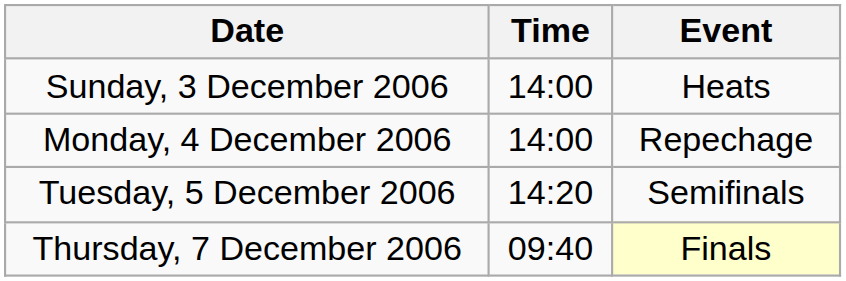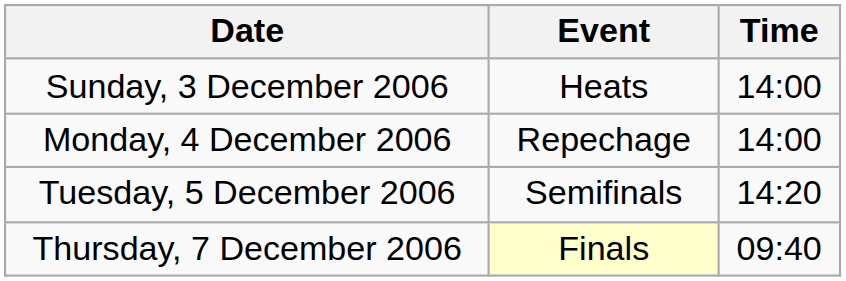columns swapped: (550, 31) <-> (726, 31)
